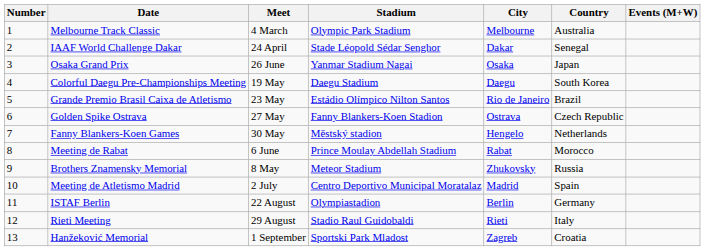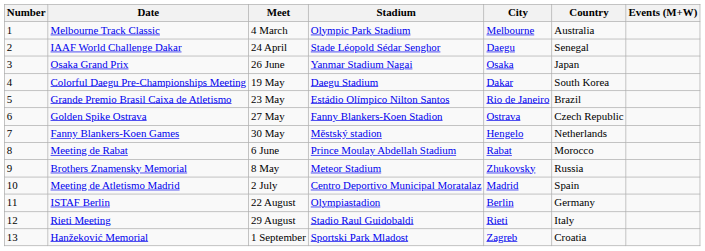(500, 47) Dakar -> (501, 47) Daegu
(501, 82) Daegu -> (500, 82) Dakar
